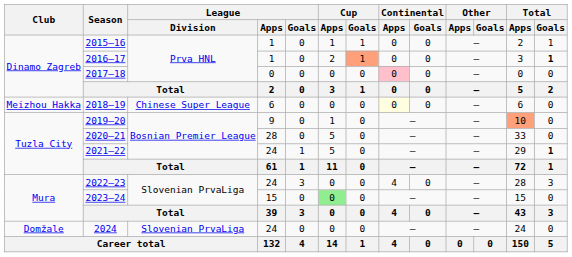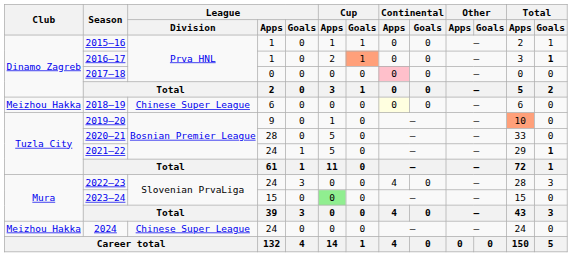(44, 229) Domžale -> (44, 229) Meizhou Hakka
(193, 229) Slovenian PrvaLiga -> (193, 229) Chinese Super League
